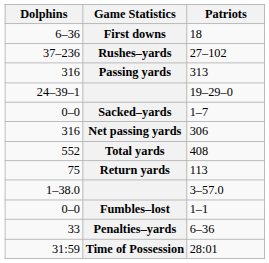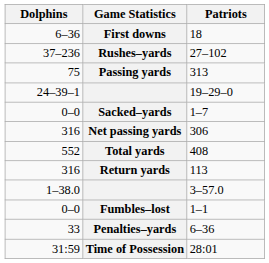(71, 72) 316 -> (74, 72) 75
(74, 170) 75 -> (71, 170) 316
